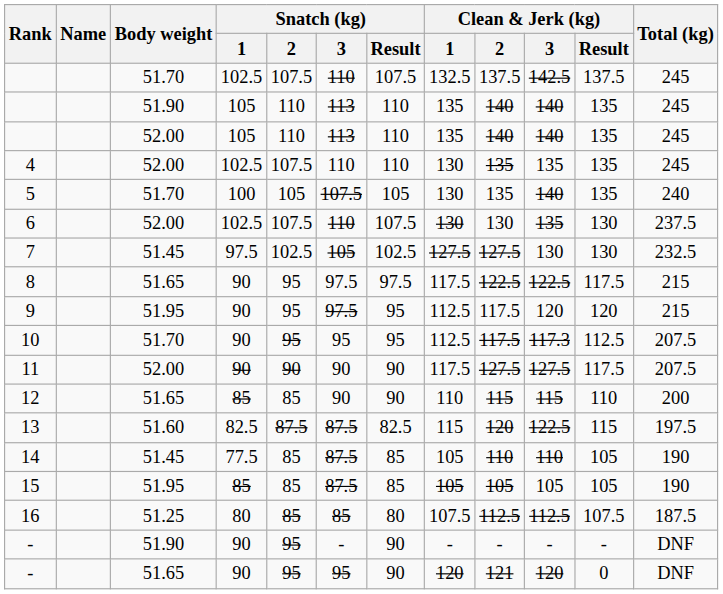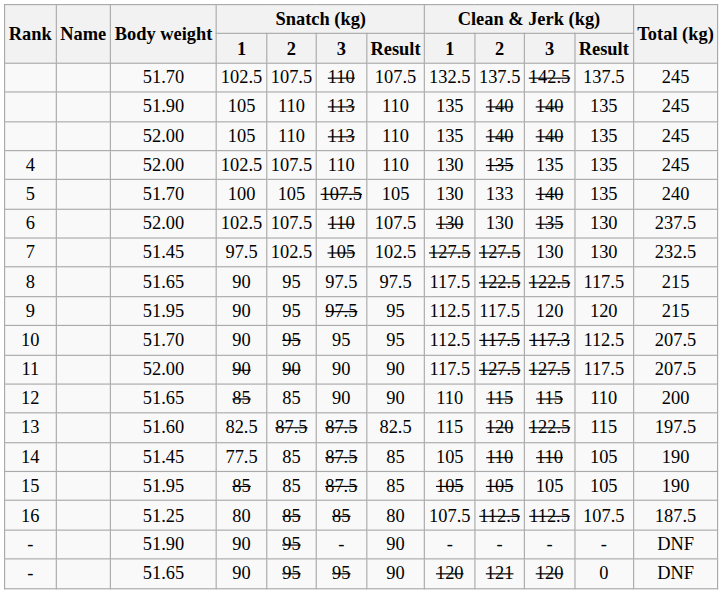(500, 194) 135 -> (500, 194) 133
